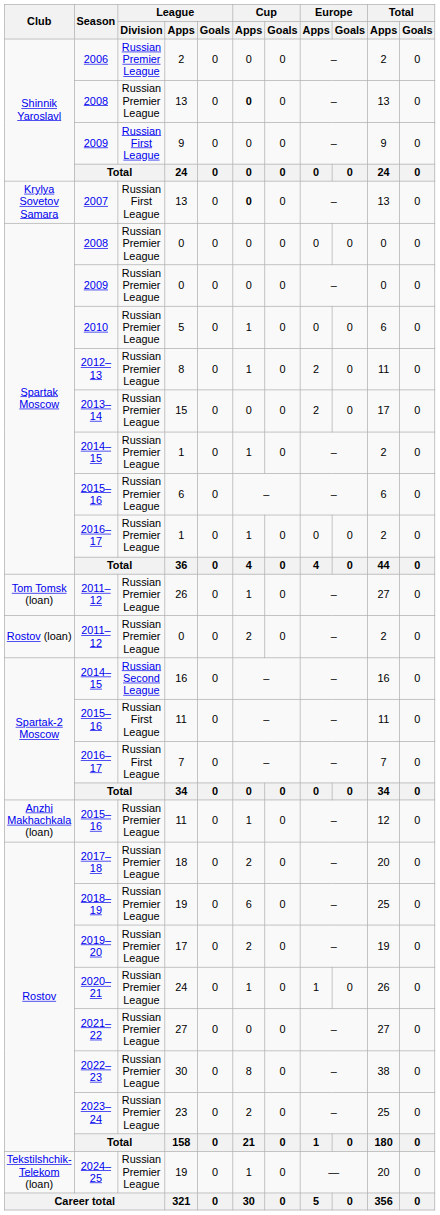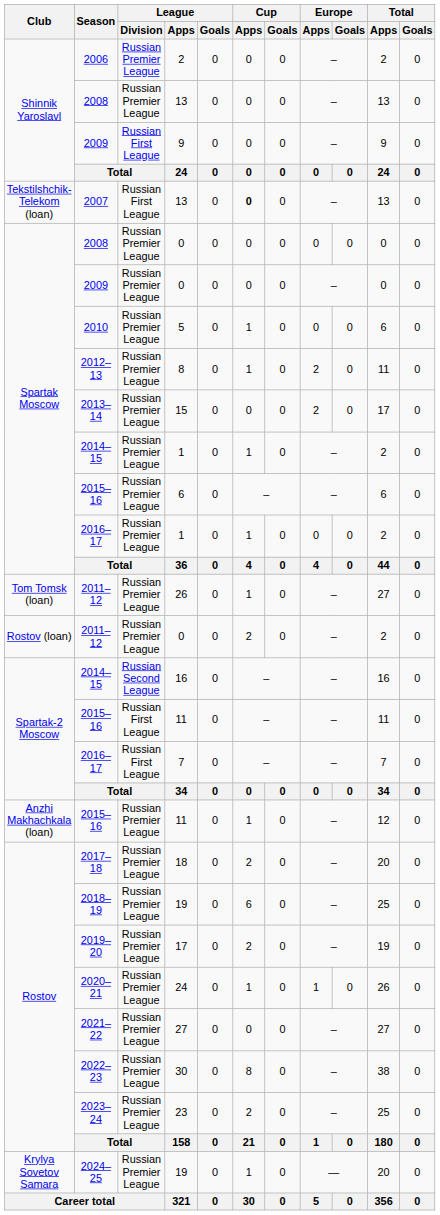(249, 101) bold -> (249, 101) normal
(39, 202) Krylya Sovetov Samara -> (39, 202) Tekstilshchik-Telekom (loan)
(39, 1172) Tekstilshchik-Telekom (loan) -> (39, 1172) Krylya Sovetov Samara
